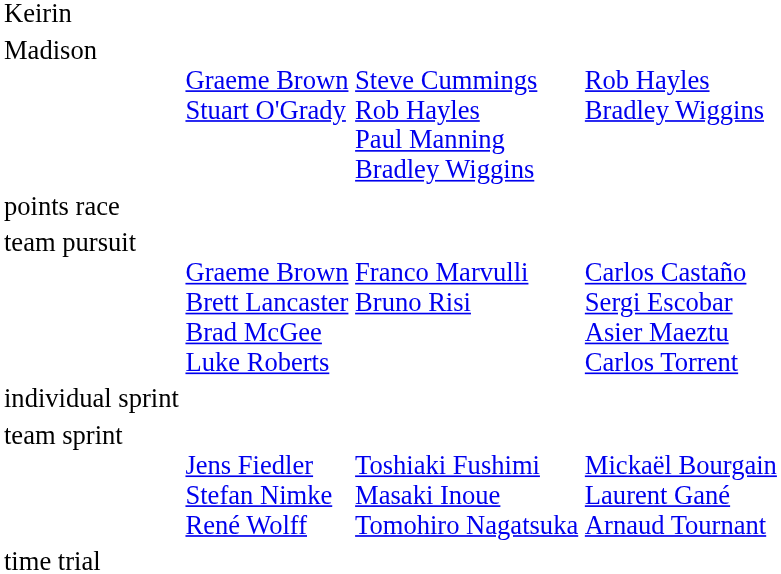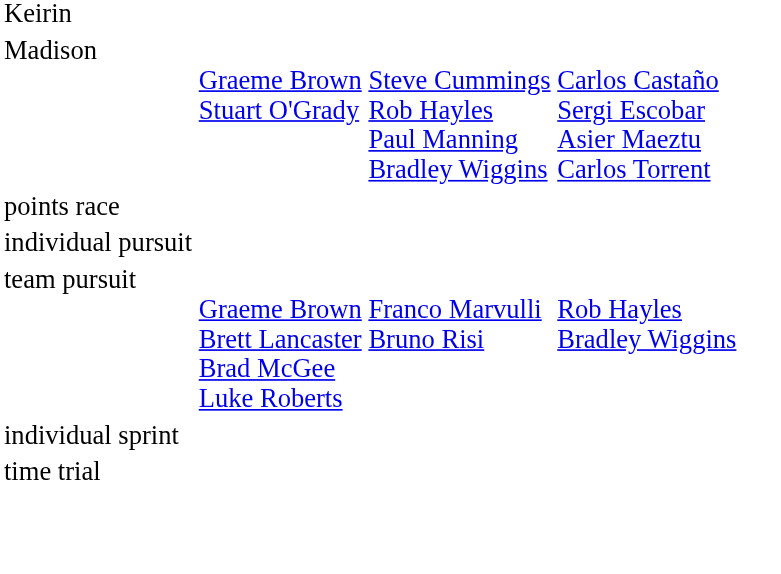(674, 94) Rob Hayles Bradley Wiggins -> (638, 124) Carlos Castaño Sergi Escobar Asier Maeztu Carlos Torrent
+ row: (98, 242)
(666, 317) Carlos Castaño Sergi Escobar Asier Maeztu Carlos Torrent -> (647, 324) Rob Hayles Bradley Wiggins
- row: (63, 435)
